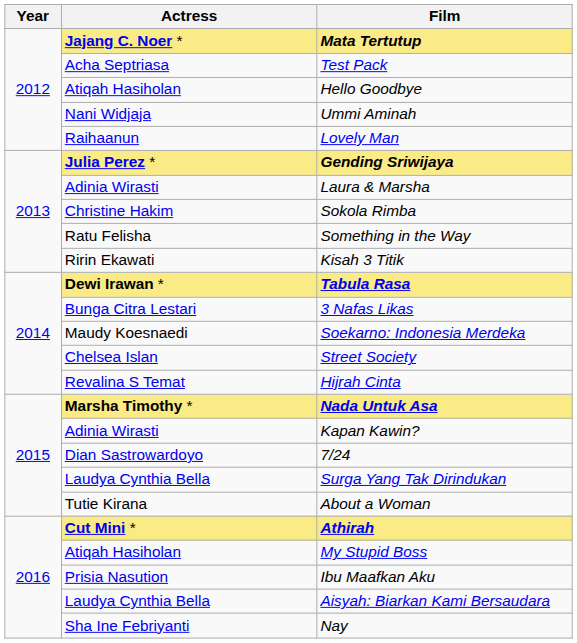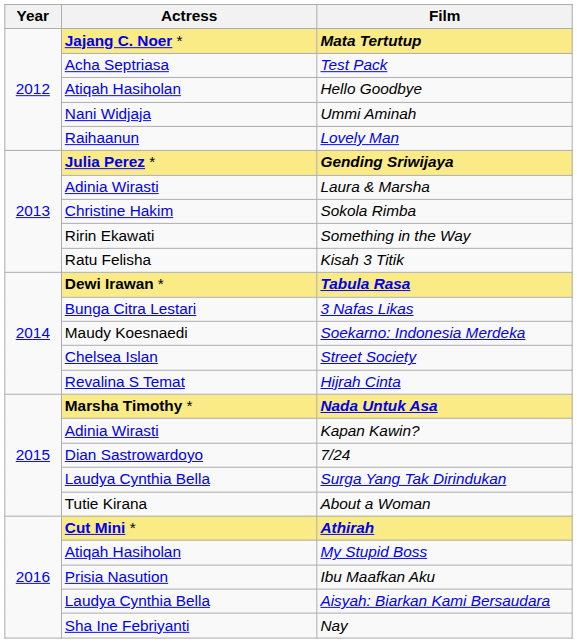(108, 235) Ratu Felisha -> (110, 235) Ririn Ekawati
(110, 260) Ririn Ekawati -> (108, 260) Ratu Felisha
